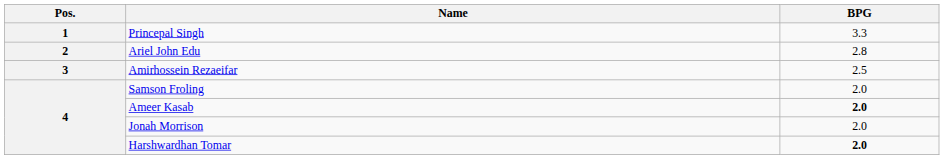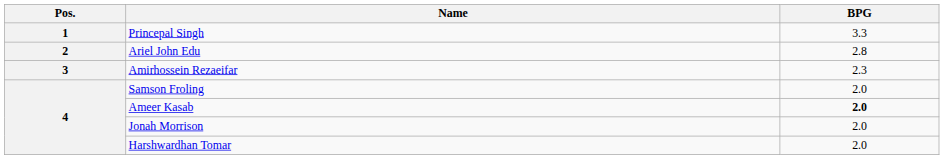(860, 70) 2.5 -> (860, 70) 2.3
(860, 145) bold -> (860, 145) normal
